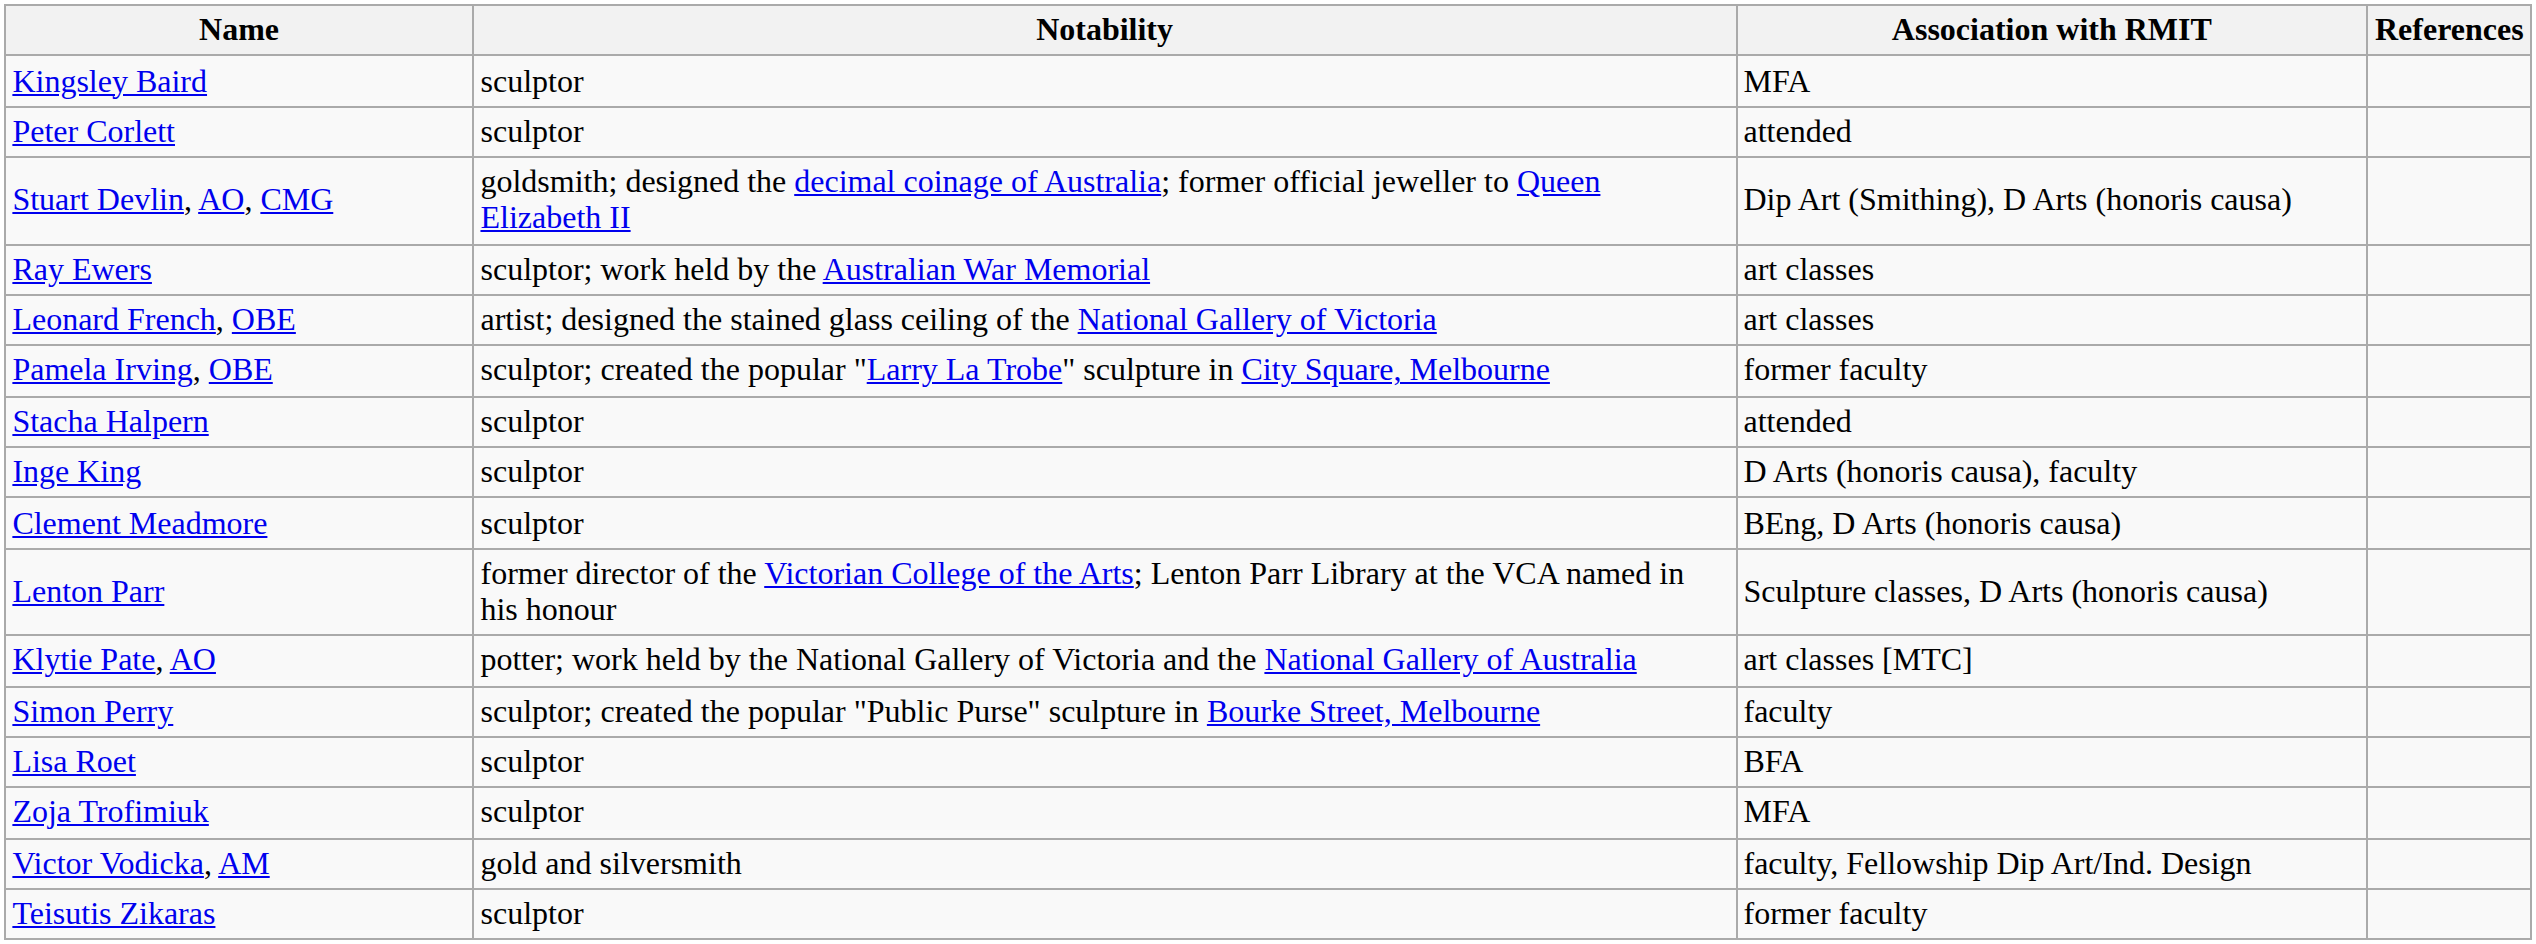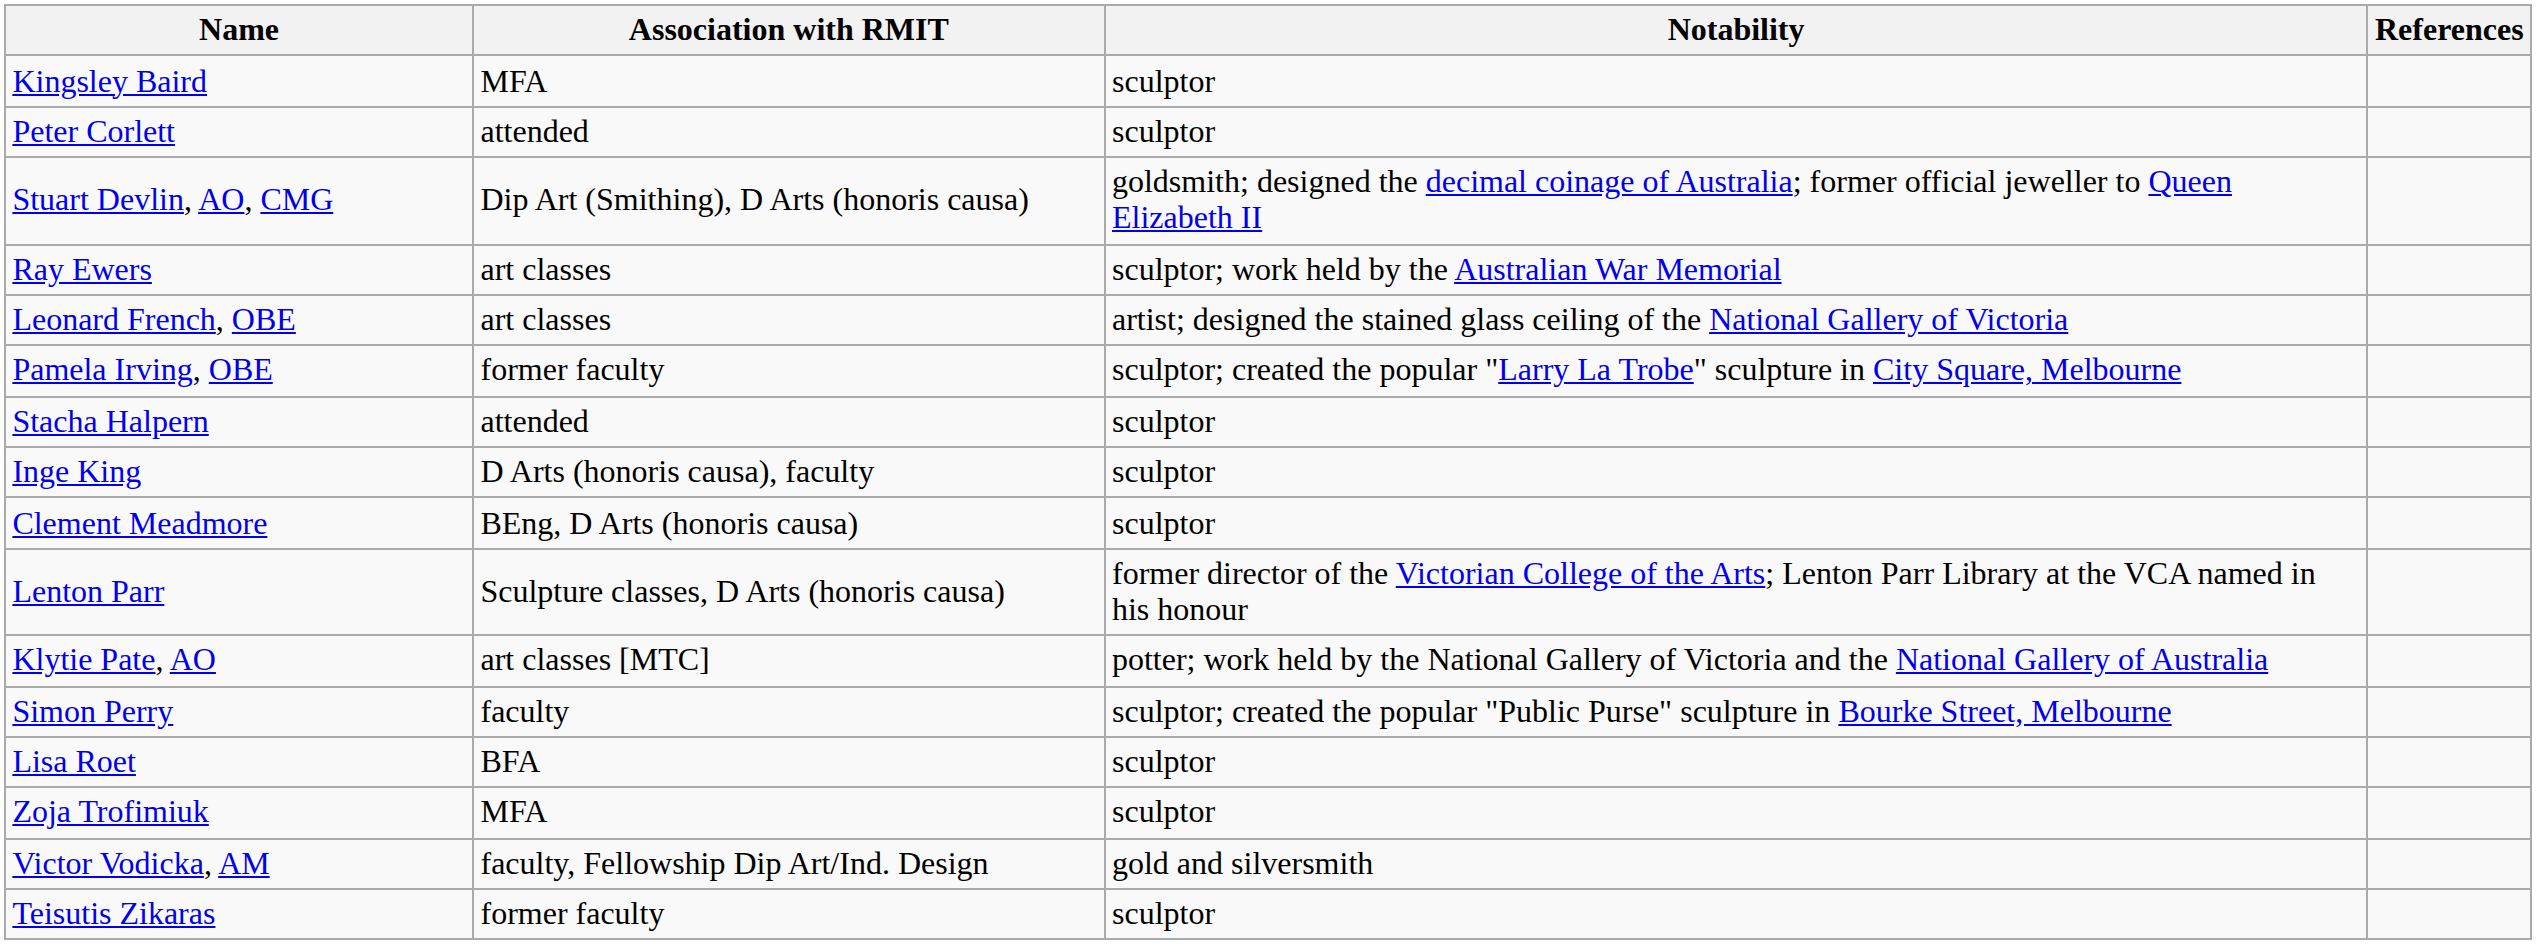columns swapped: (2052, 29) <-> (1105, 29)
